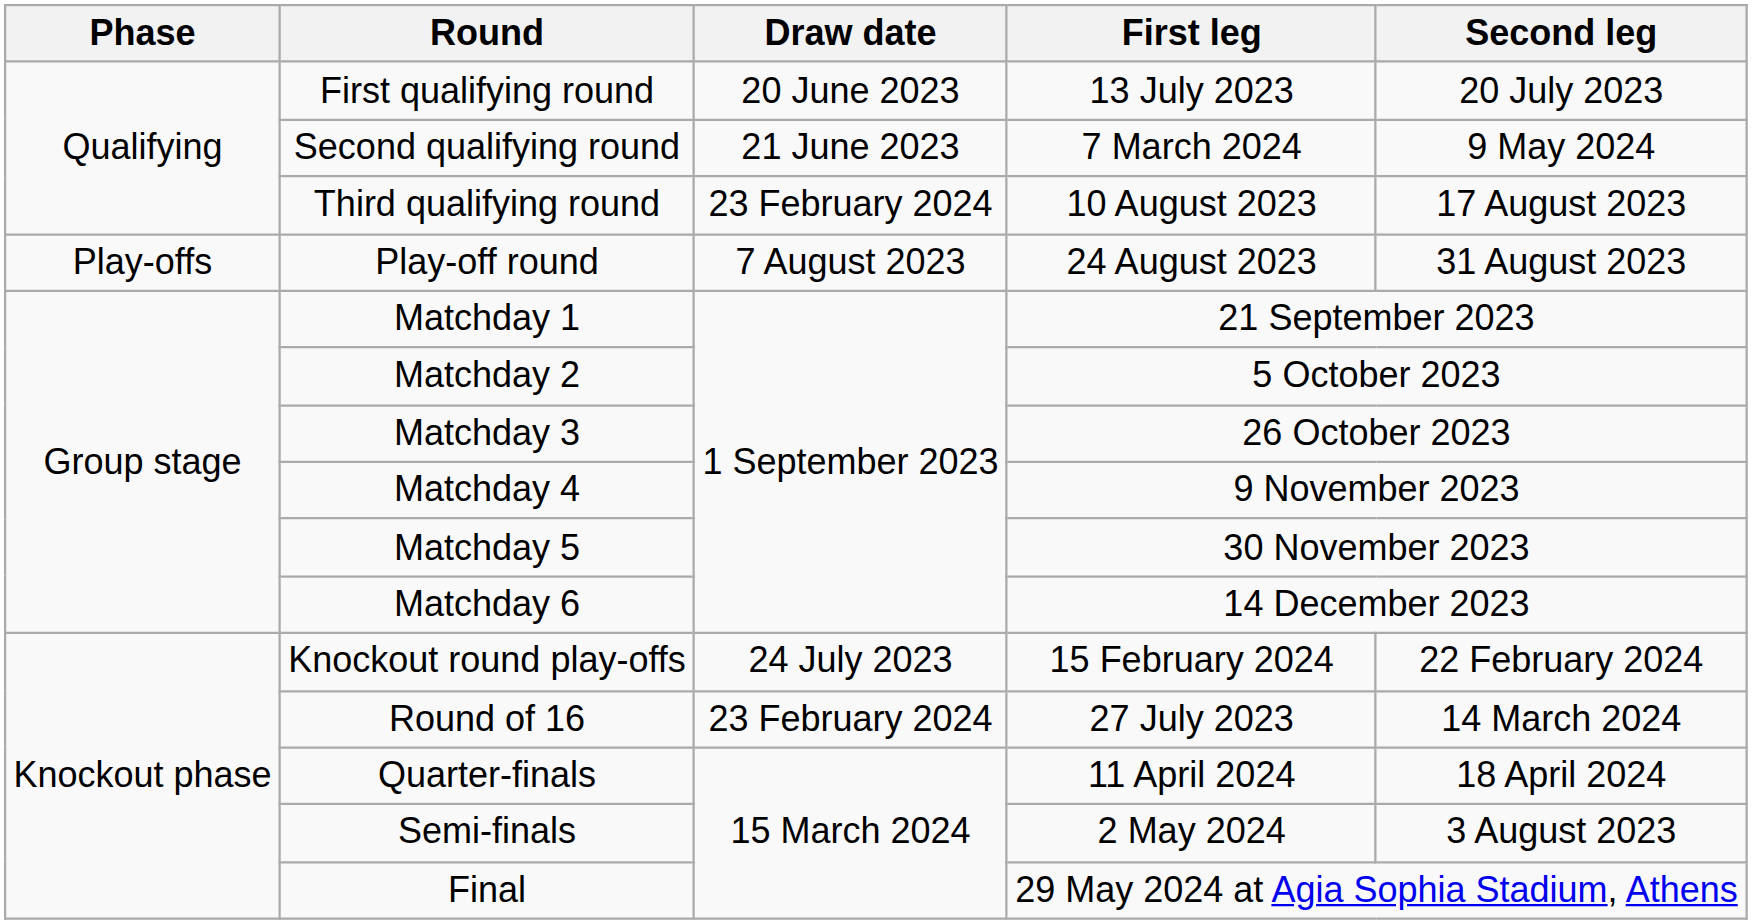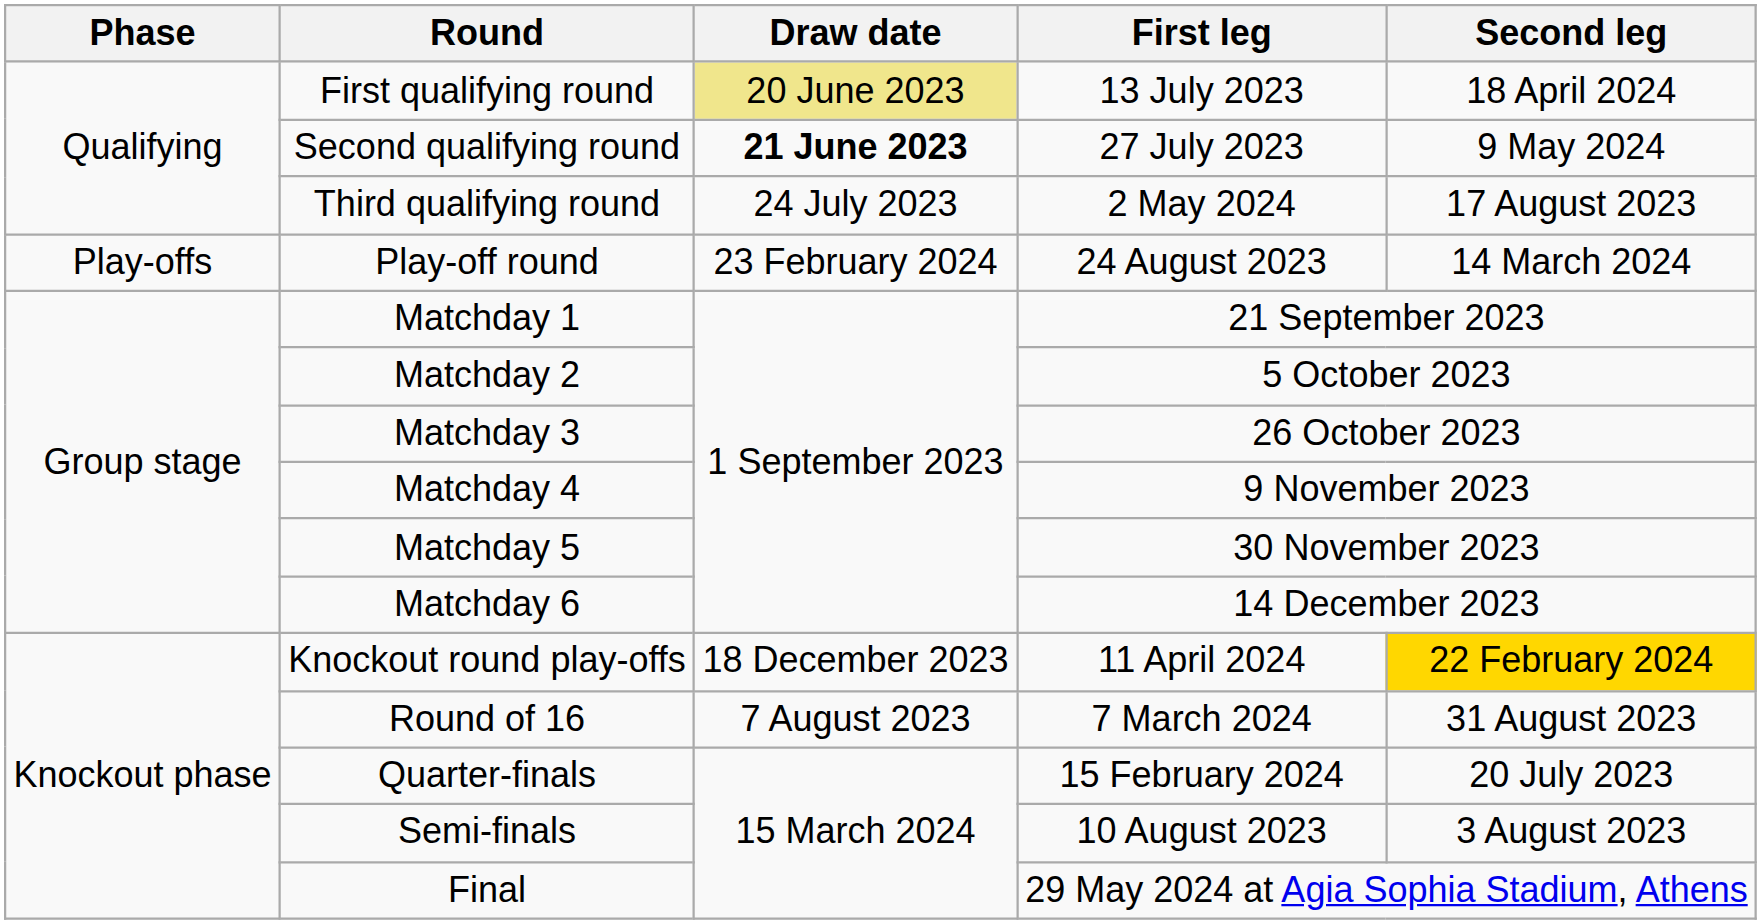(850, 90) no background -> (855, 90) khaki background
(1561, 90) 20 July 2023 -> (1571, 90) 18 April 2024
(850, 147) normal -> (855, 147) bold
(1192, 147) 7 March 2024 -> (1202, 147) 27 July 2023
(850, 204) 23 February 2024 -> (855, 204) 24 July 2023
(1192, 204) 10 August 2023 -> (1202, 204) 2 May 2024
(850, 261) 7 August 2023 -> (855, 261) 23 February 2024
(1561, 261) 31 August 2023 -> (1571, 261) 14 March 2024
(850, 661) 24 July 2023 -> (855, 661) 18 December 2023
(1192, 661) 15 February 2024 -> (1202, 661) 11 April 2024
(1561, 661) no background -> (1571, 661) gold background
(850, 718) 23 February 2024 -> (855, 718) 7 August 2023
(1192, 718) 27 July 2023 -> (1202, 718) 7 March 2024
(1561, 718) 14 March 2024 -> (1571, 718) 31 August 2023
(1192, 775) 11 April 2024 -> (1202, 775) 15 February 2024
(1561, 775) 18 April 2024 -> (1571, 775) 20 July 2023
(1192, 832) 2 May 2024 -> (1202, 832) 10 August 2023
